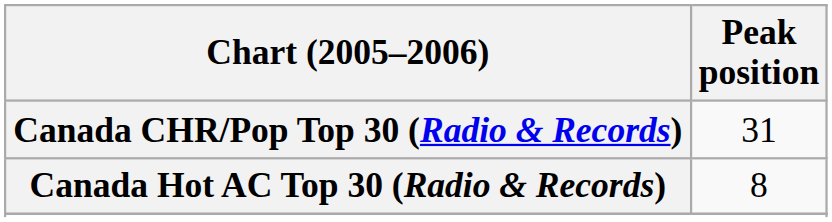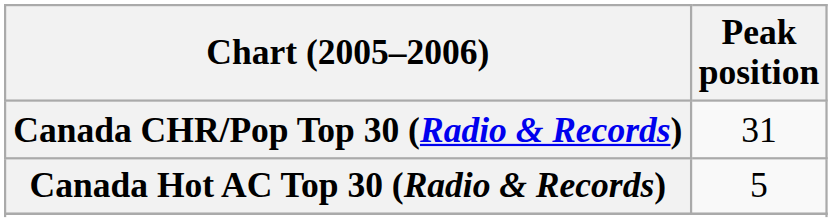(759, 185) 8 -> (759, 185) 5
